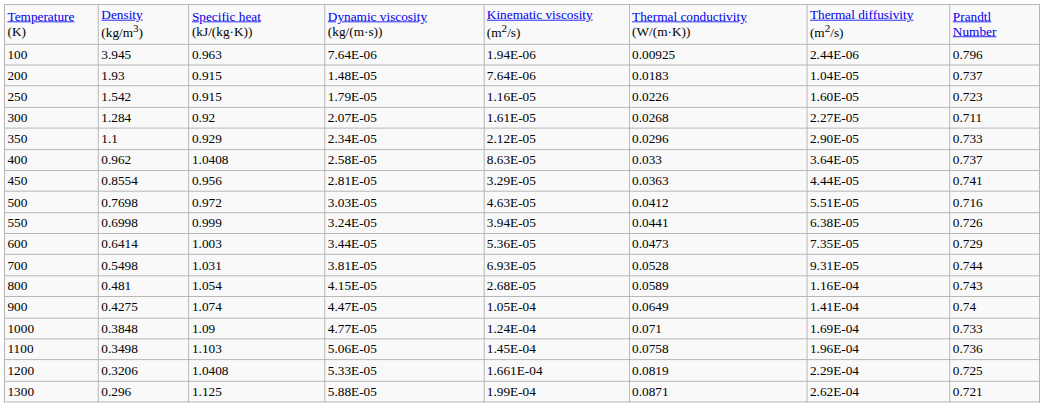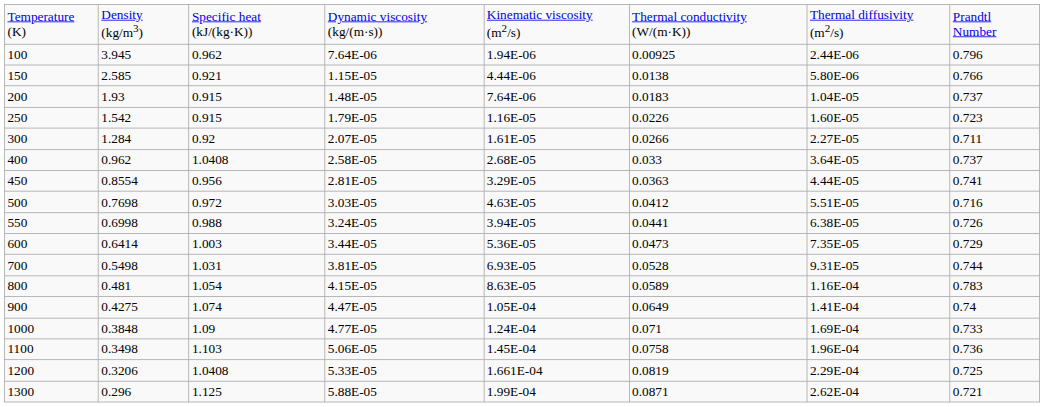(207, 54) 0.963 -> (207, 54) 0.962
+ row: (17, 75)
(650, 117) 0.0268 -> (650, 138) 0.0266
- row: (17, 138)
(511, 159) 8.63E-05 -> (511, 159) 2.68E-05
(207, 223) 0.999 -> (207, 223) 0.988
(511, 286) 2.68E-05 -> (511, 286) 8.63E-05
(968, 286) 0.743 -> (968, 286) 0.783
